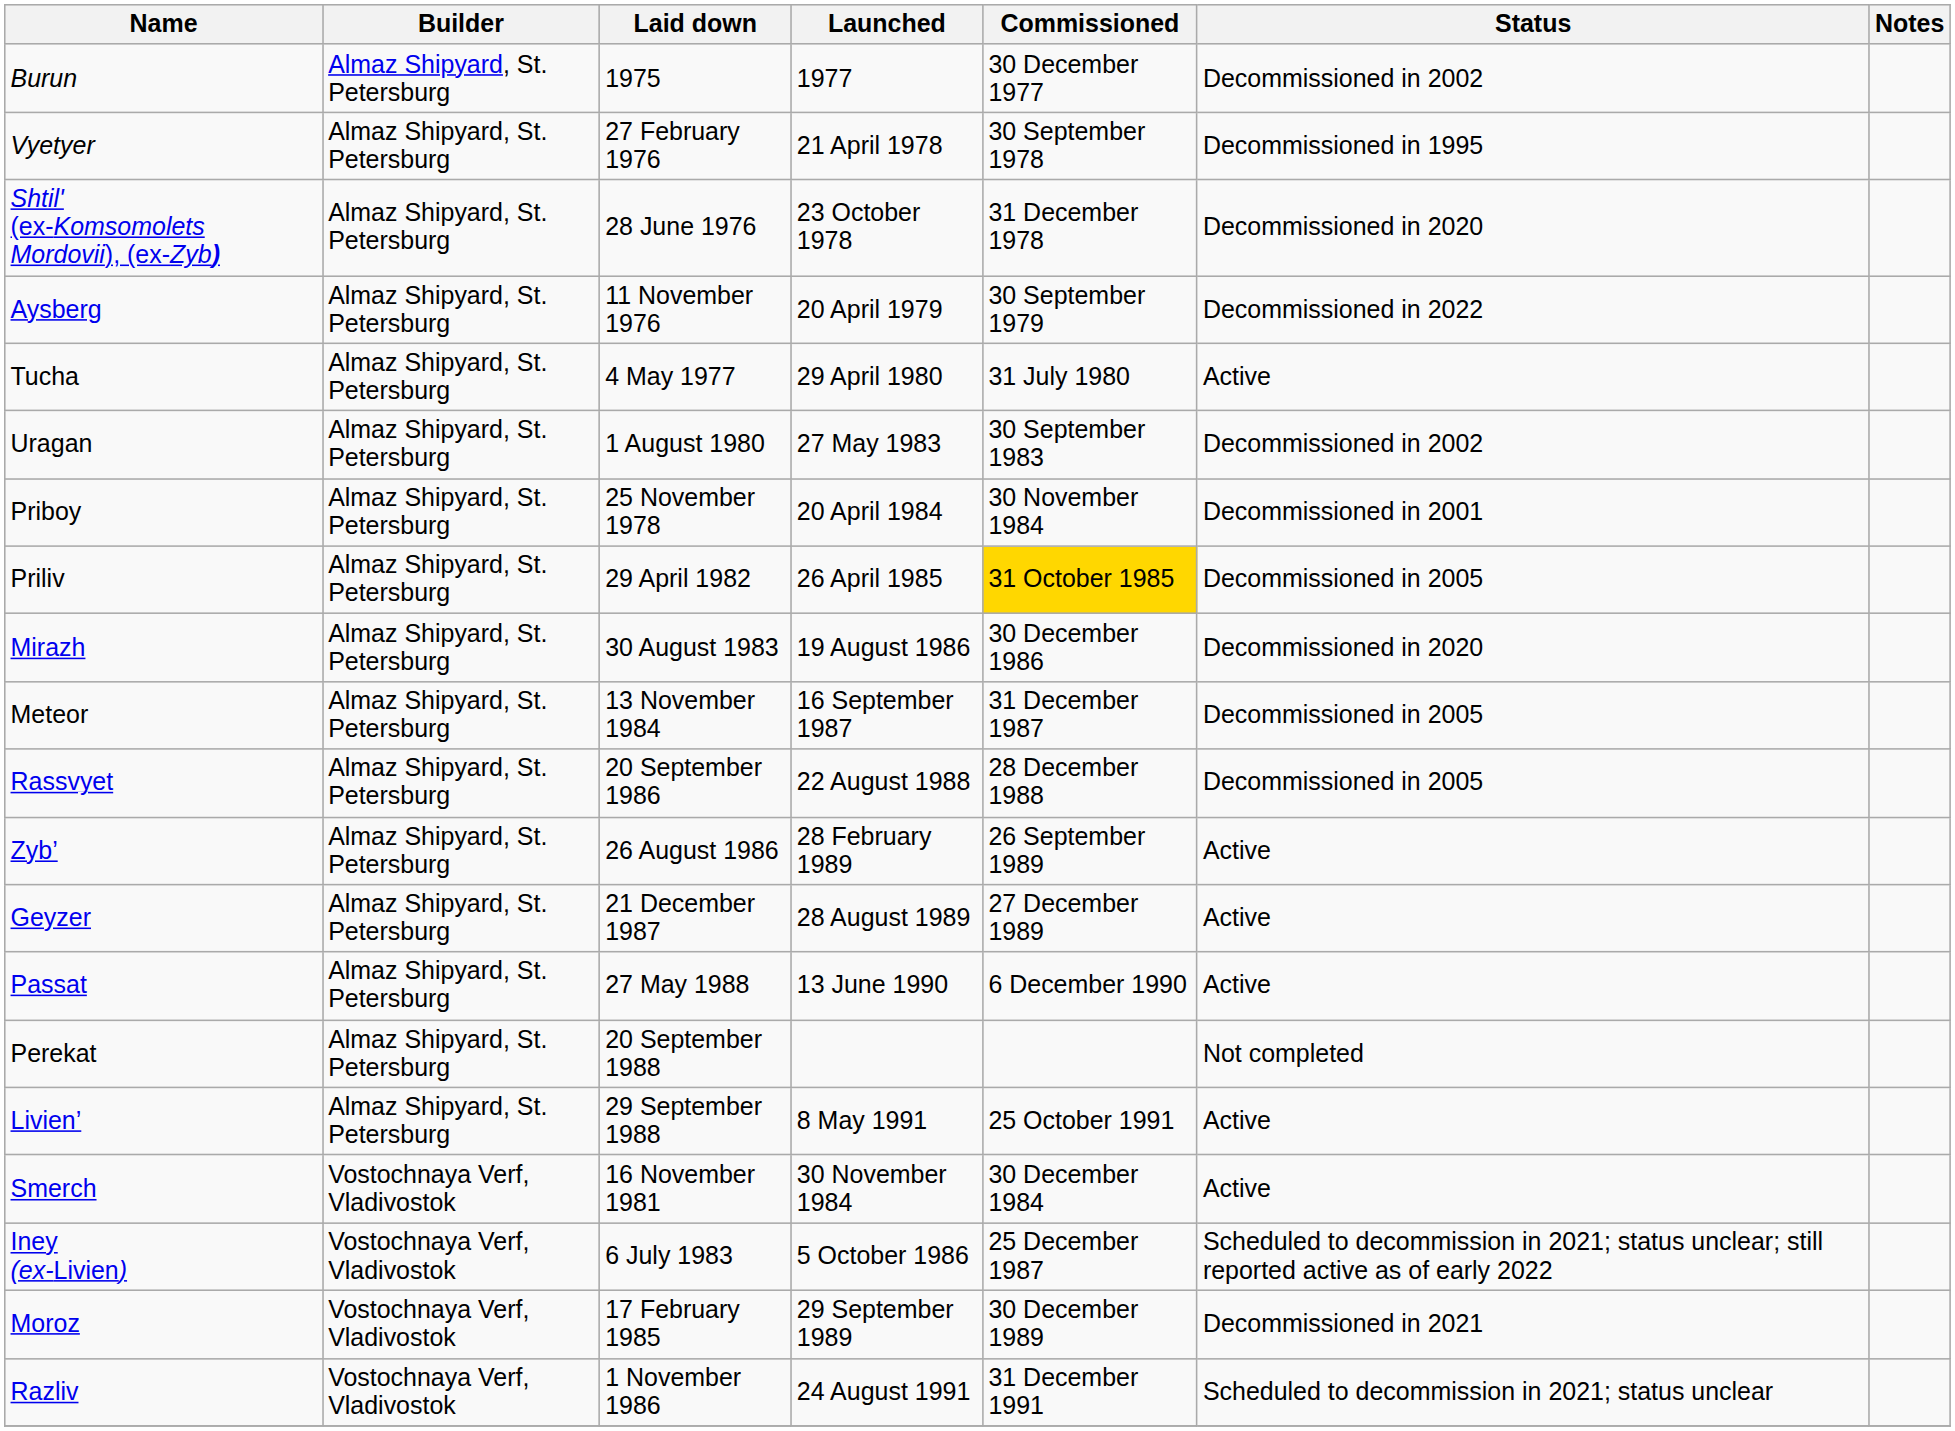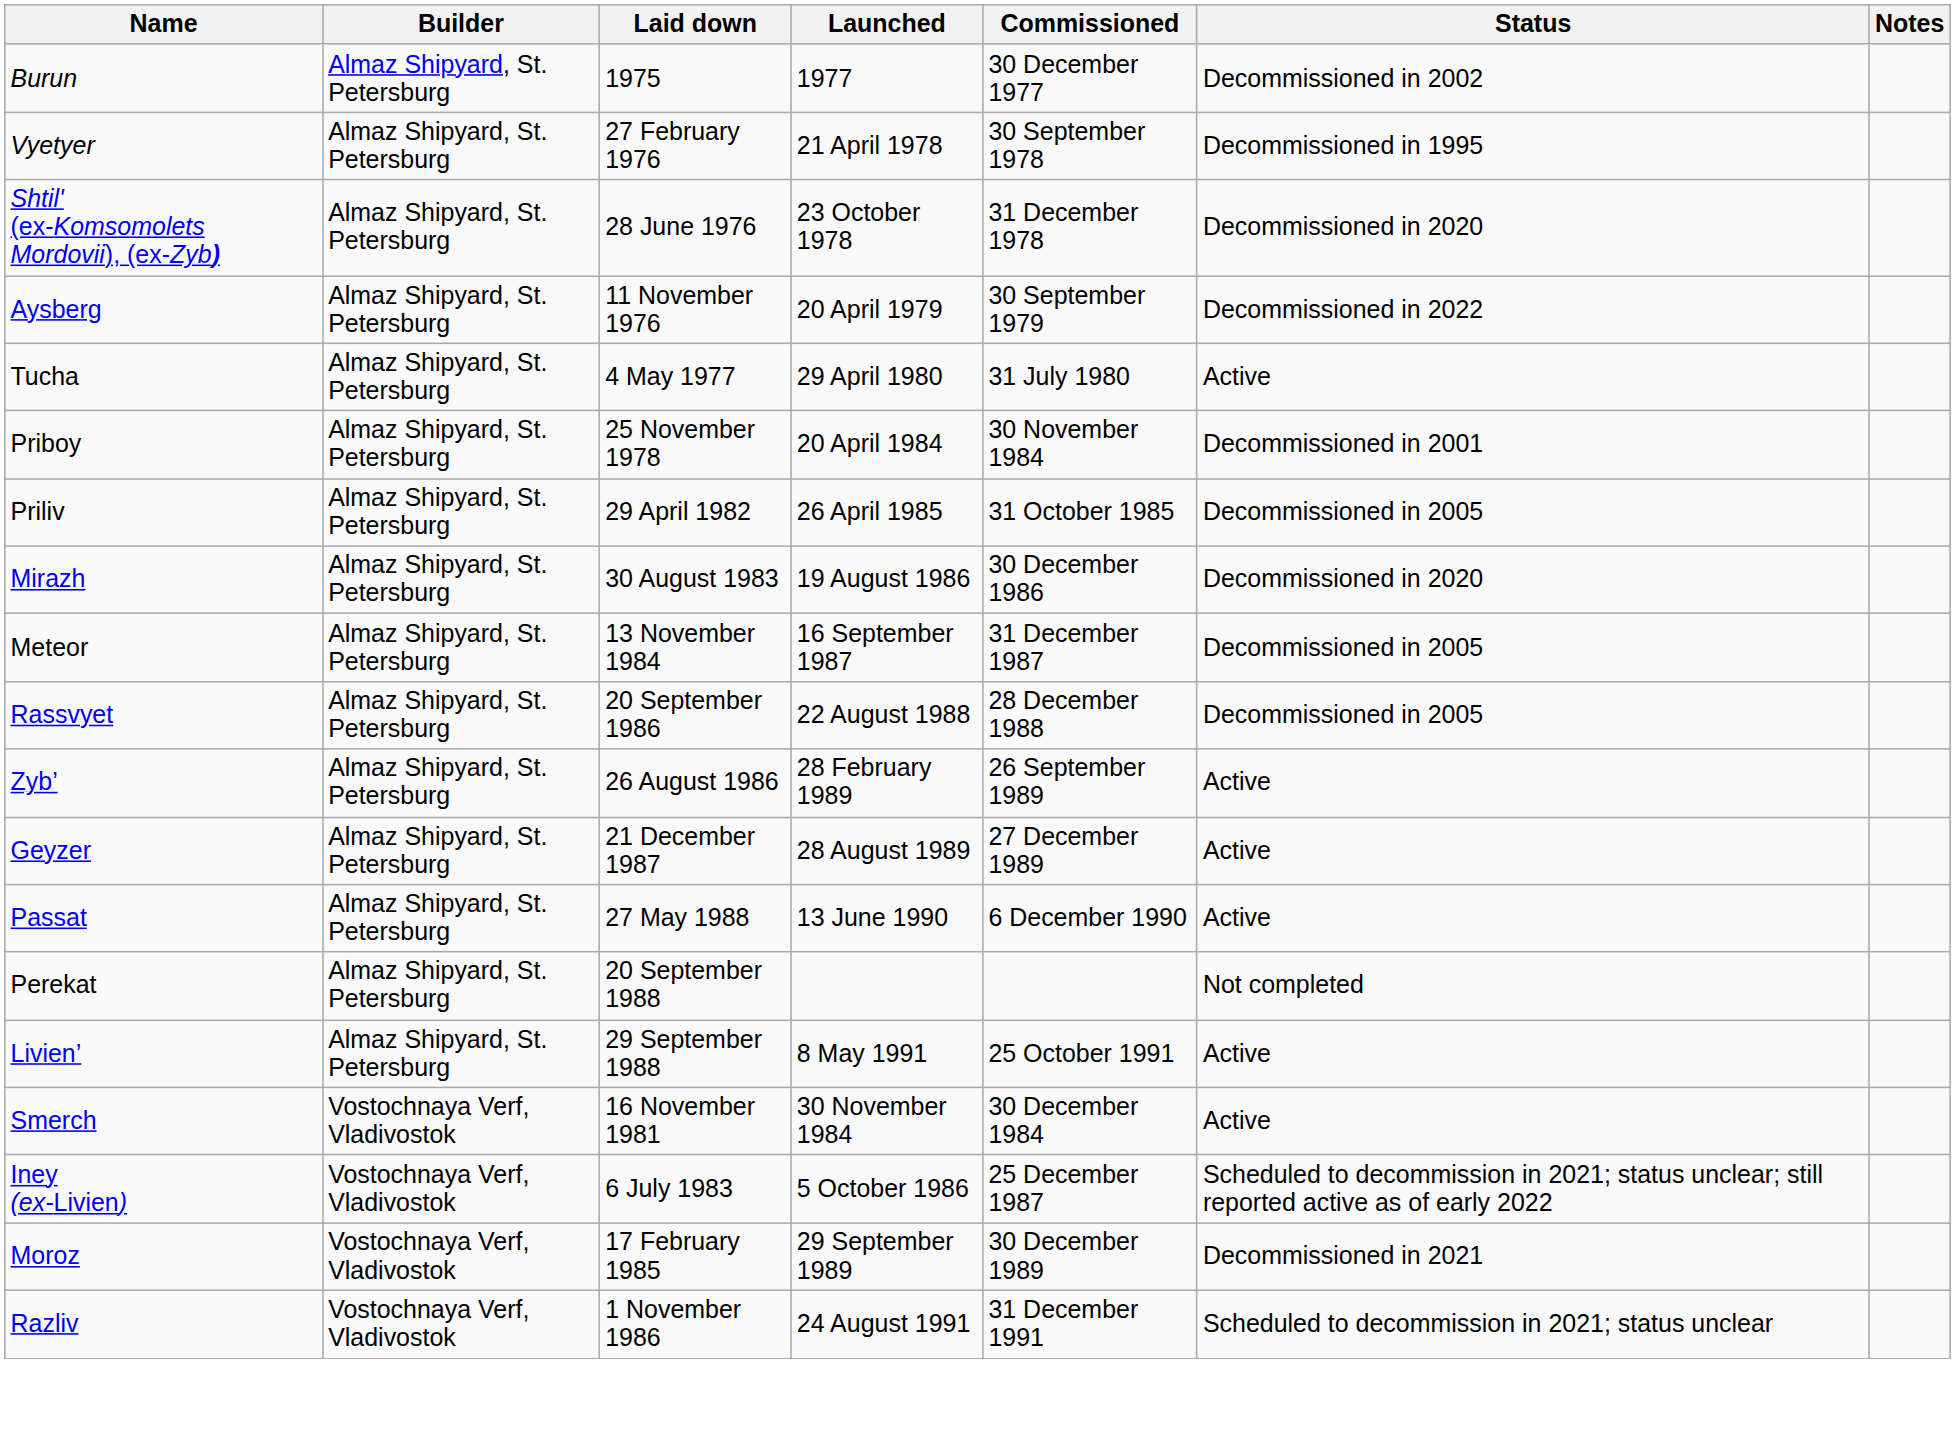- row: (51, 444)
(1081, 579) gold background -> (1081, 511) no background
